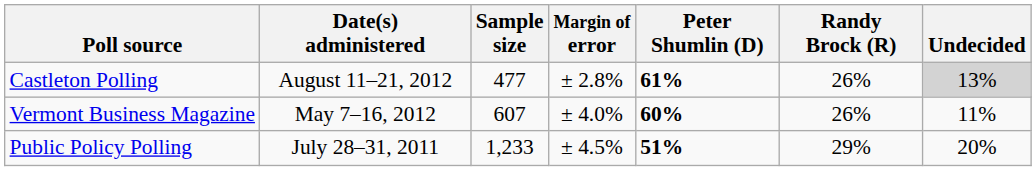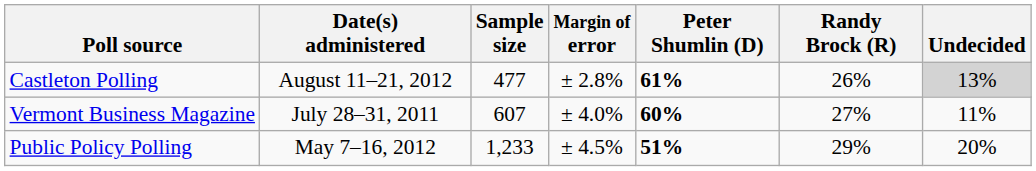(365, 113) May 7–16, 2012 -> (365, 113) July 28–31, 2011
(851, 113) 26% -> (851, 113) 27%
(365, 147) July 28–31, 2011 -> (365, 147) May 7–16, 2012
